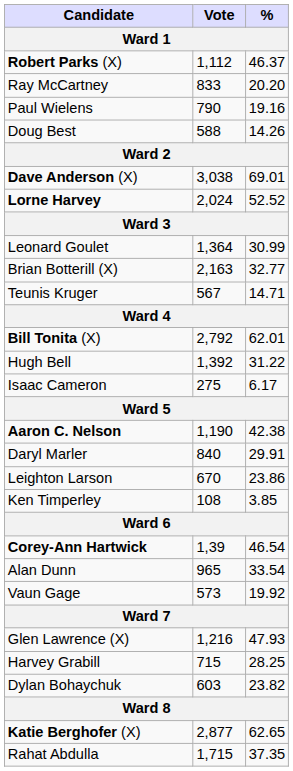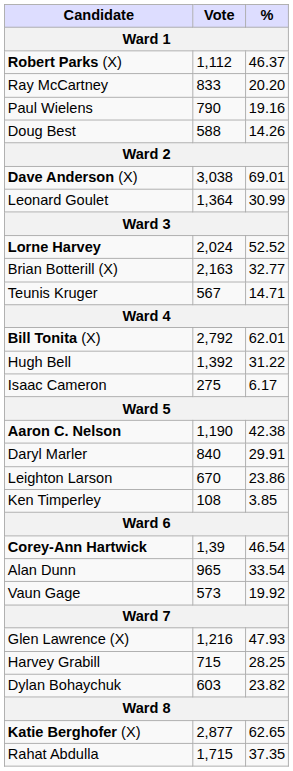rows swapped: (58, 246) <-> (54, 200)
